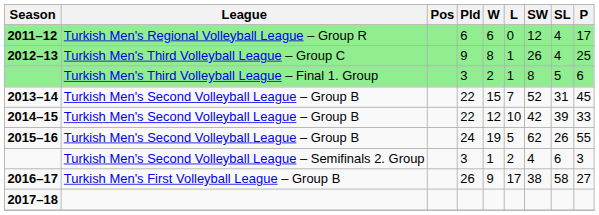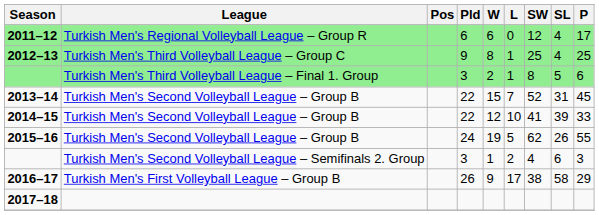(534, 55) 26 -> (534, 55) 25
(534, 117) 42 -> (534, 117) 41
(584, 179) 27 -> (584, 179) 29
